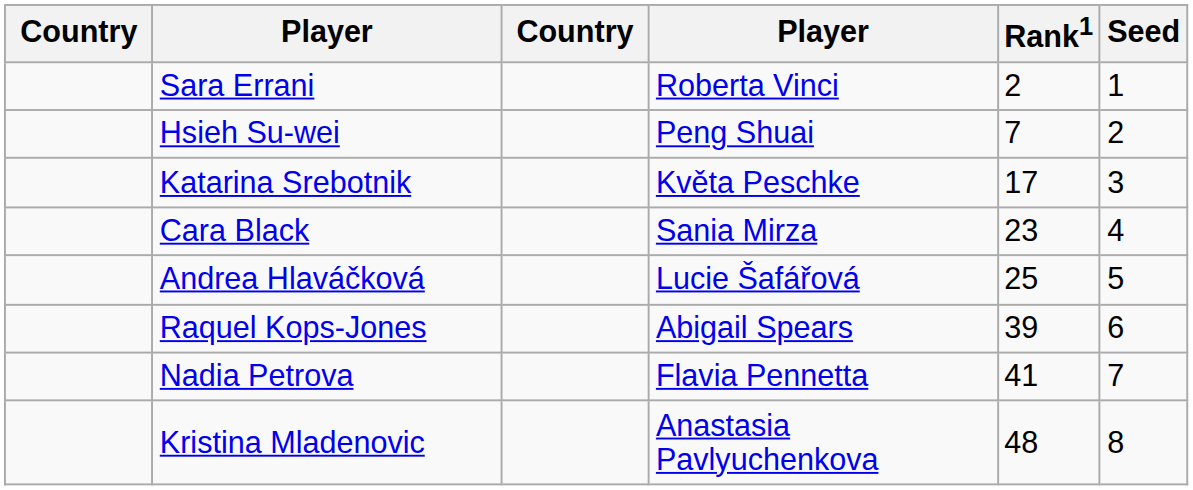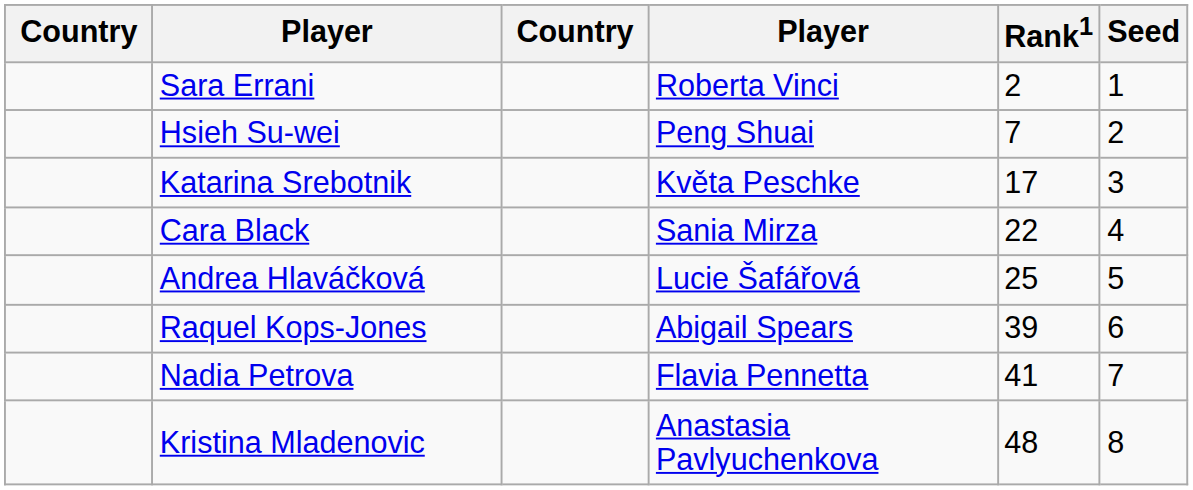(1021, 230) 23 -> (1021, 230) 22
